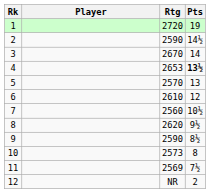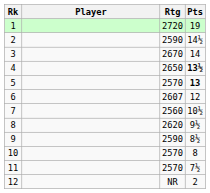(173, 68) 2653 -> (173, 68) 2650
(195, 82) normal -> (195, 82) bold
(173, 97) 2610 -> (173, 97) 2607
(173, 153) 2573 -> (173, 153) 2570
(173, 168) 2569 -> (173, 168) 2570
